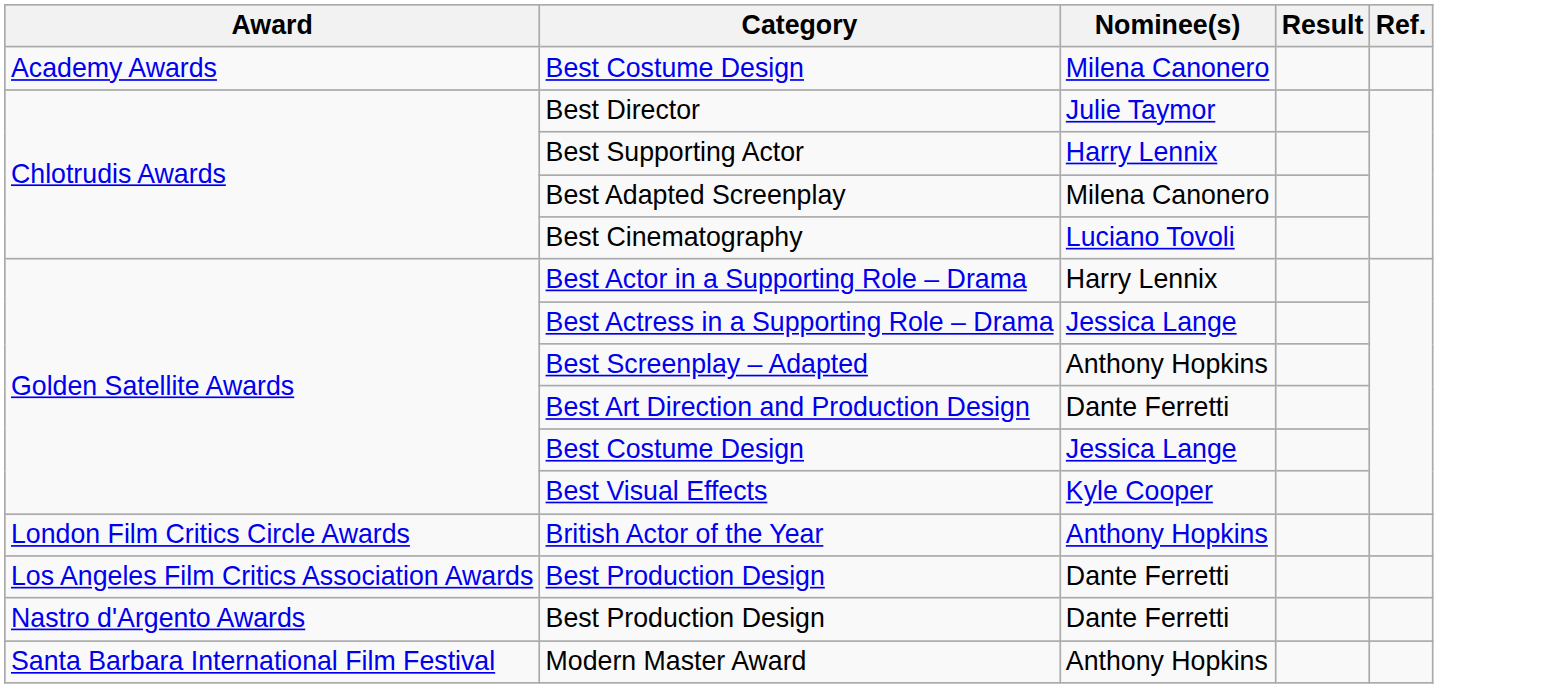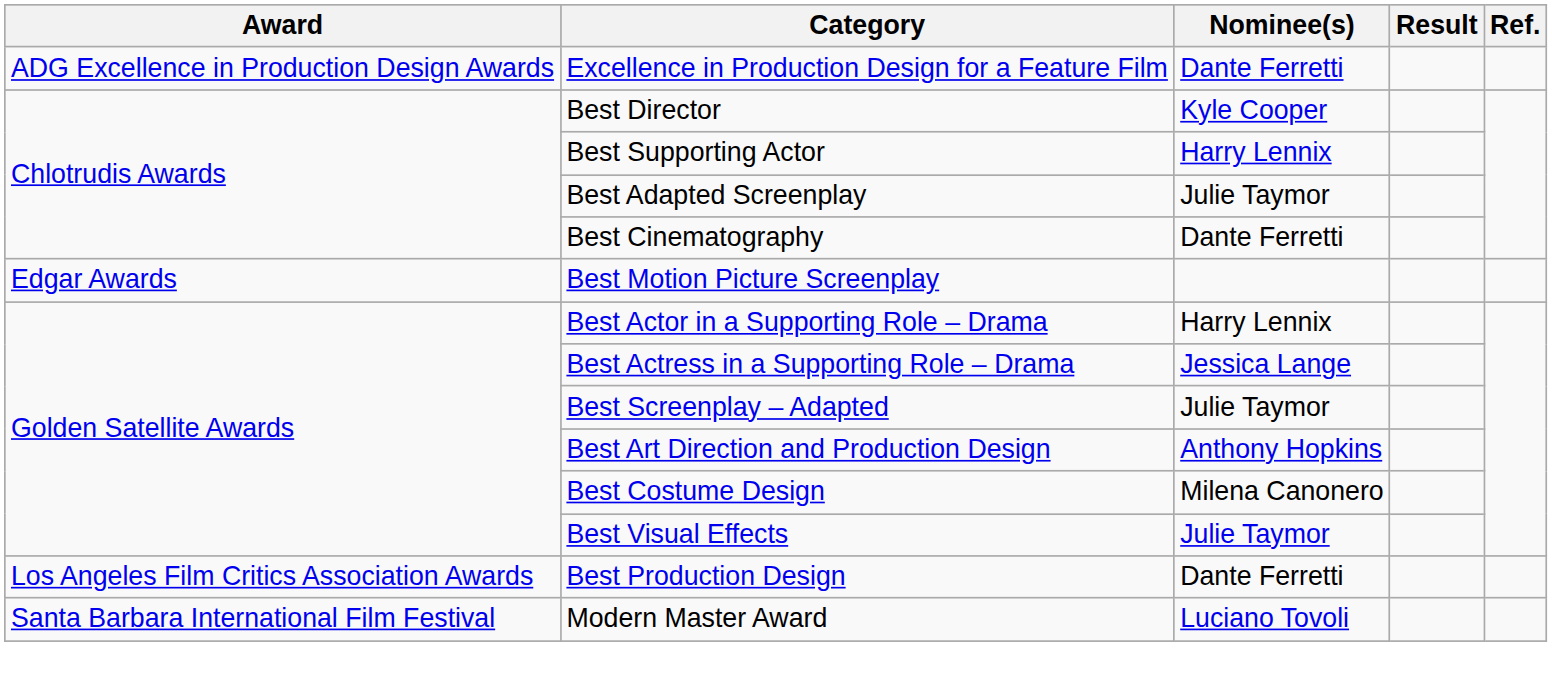- row: (114, 68)
+ row: (283, 68)
(1141, 110) Julie Taymor -> (1254, 110) Kyle Cooper
(1168, 195) Milena Canonero -> (1255, 195) Julie Taymor
(1150, 237) Luciano Tovoli -> (1262, 237) Dante Ferretti
+ row: (94, 279)
(1167, 364) Anthony Hopkins -> (1255, 407) Julie Taymor
(1148, 407) Dante Ferretti -> (1281, 449) Anthony Hopkins
(1151, 449) Jessica Lange -> (1282, 491) Milena Canonero
(1139, 491) Kyle Cooper -> (1255, 534) Julie Taymor
- row: (210, 534)
- row: (158, 618)
(1167, 661) Anthony Hopkins -> (1265, 618) Luciano Tovoli
